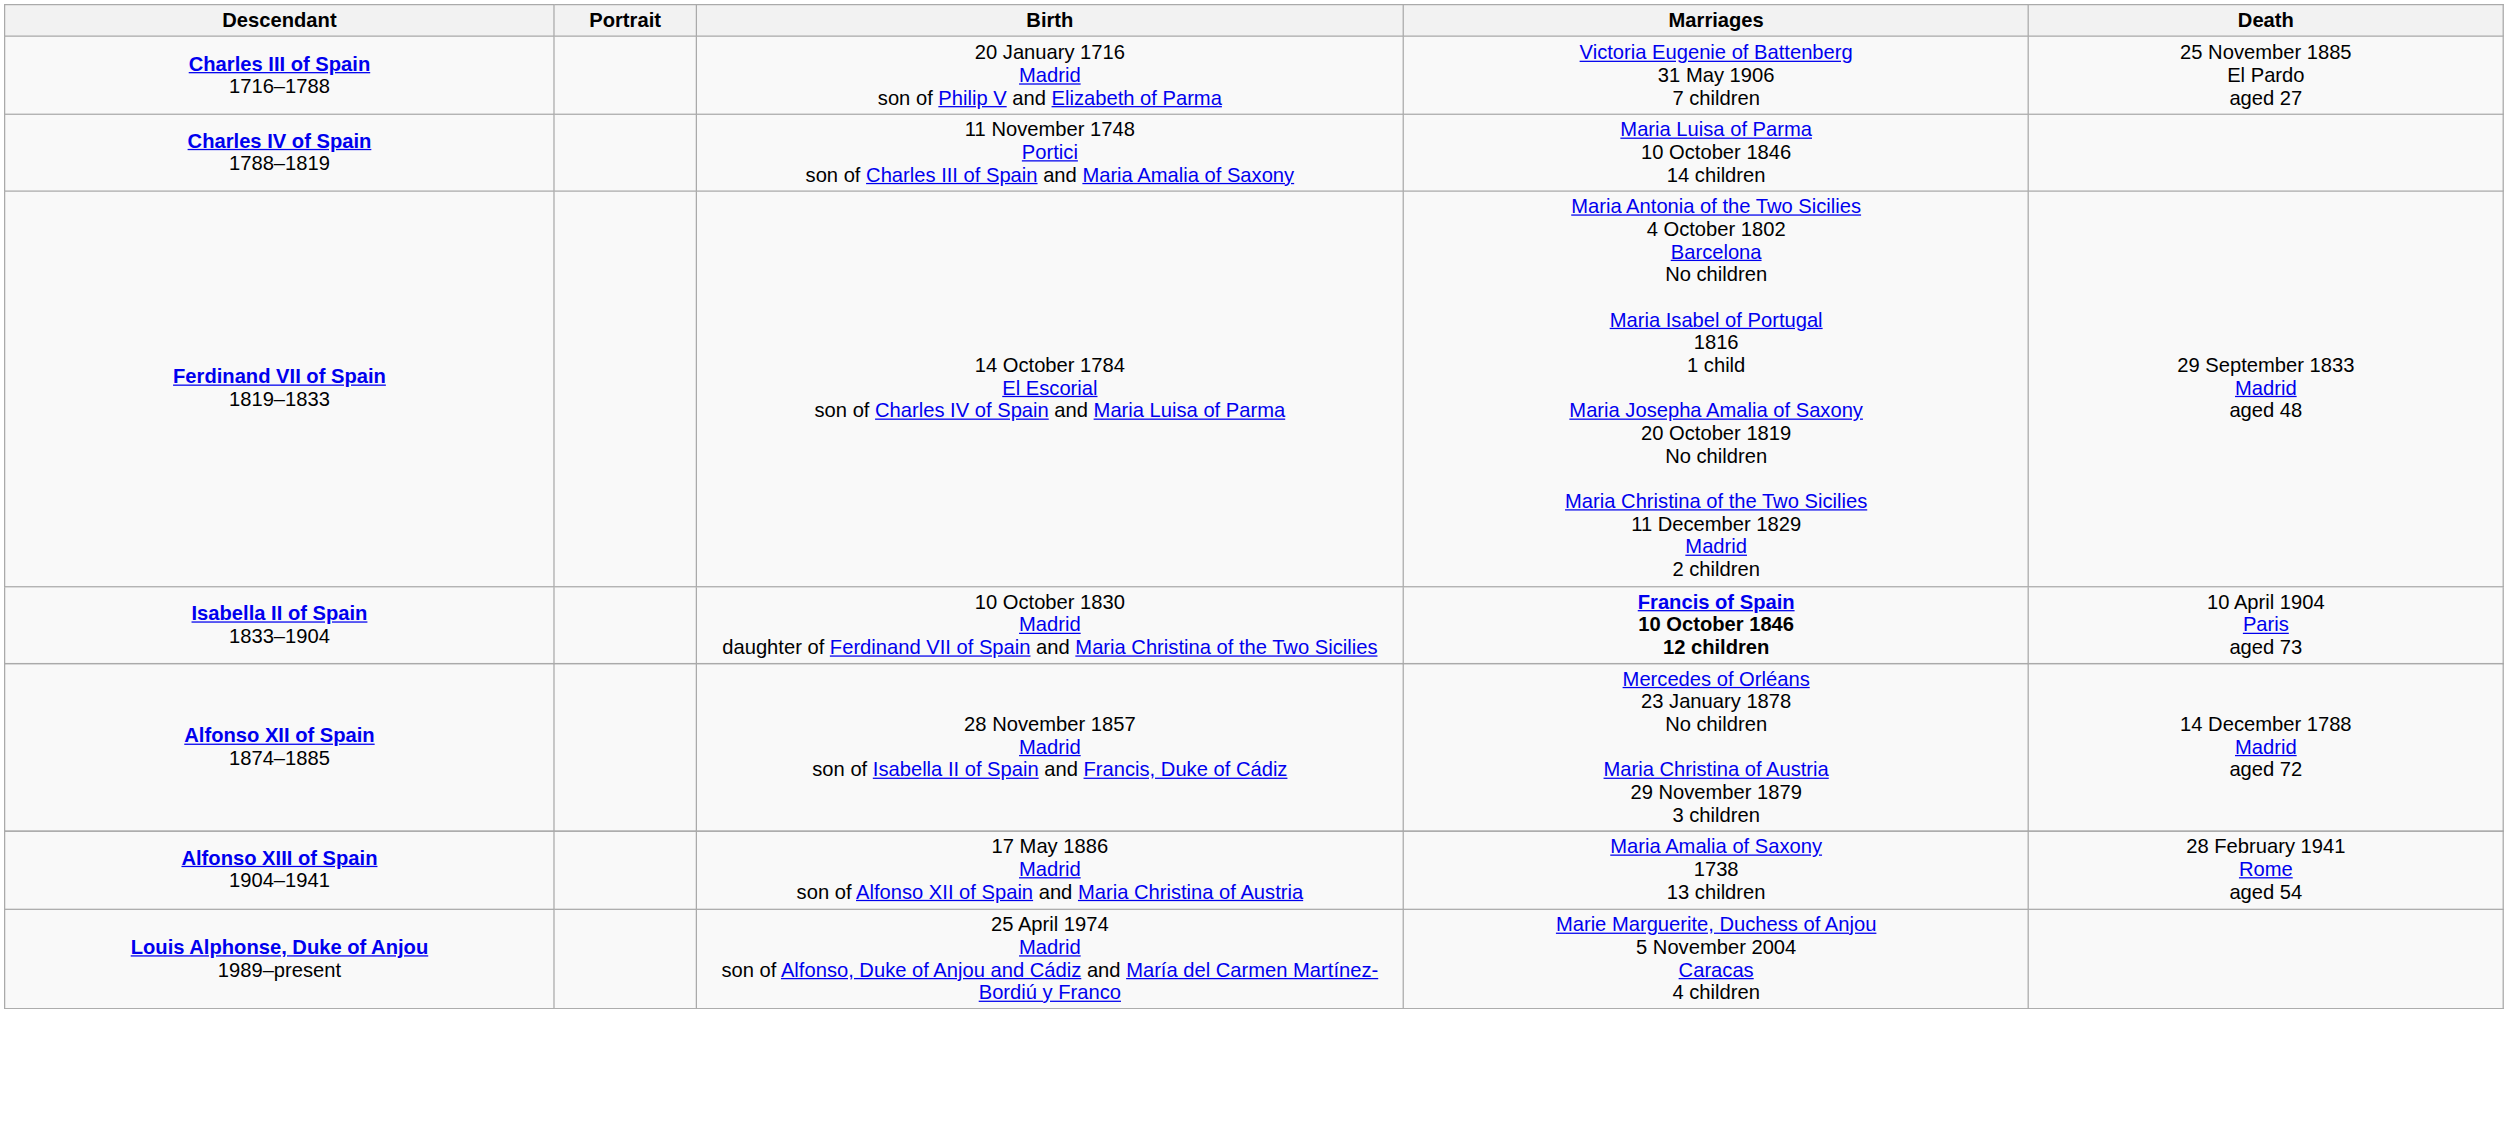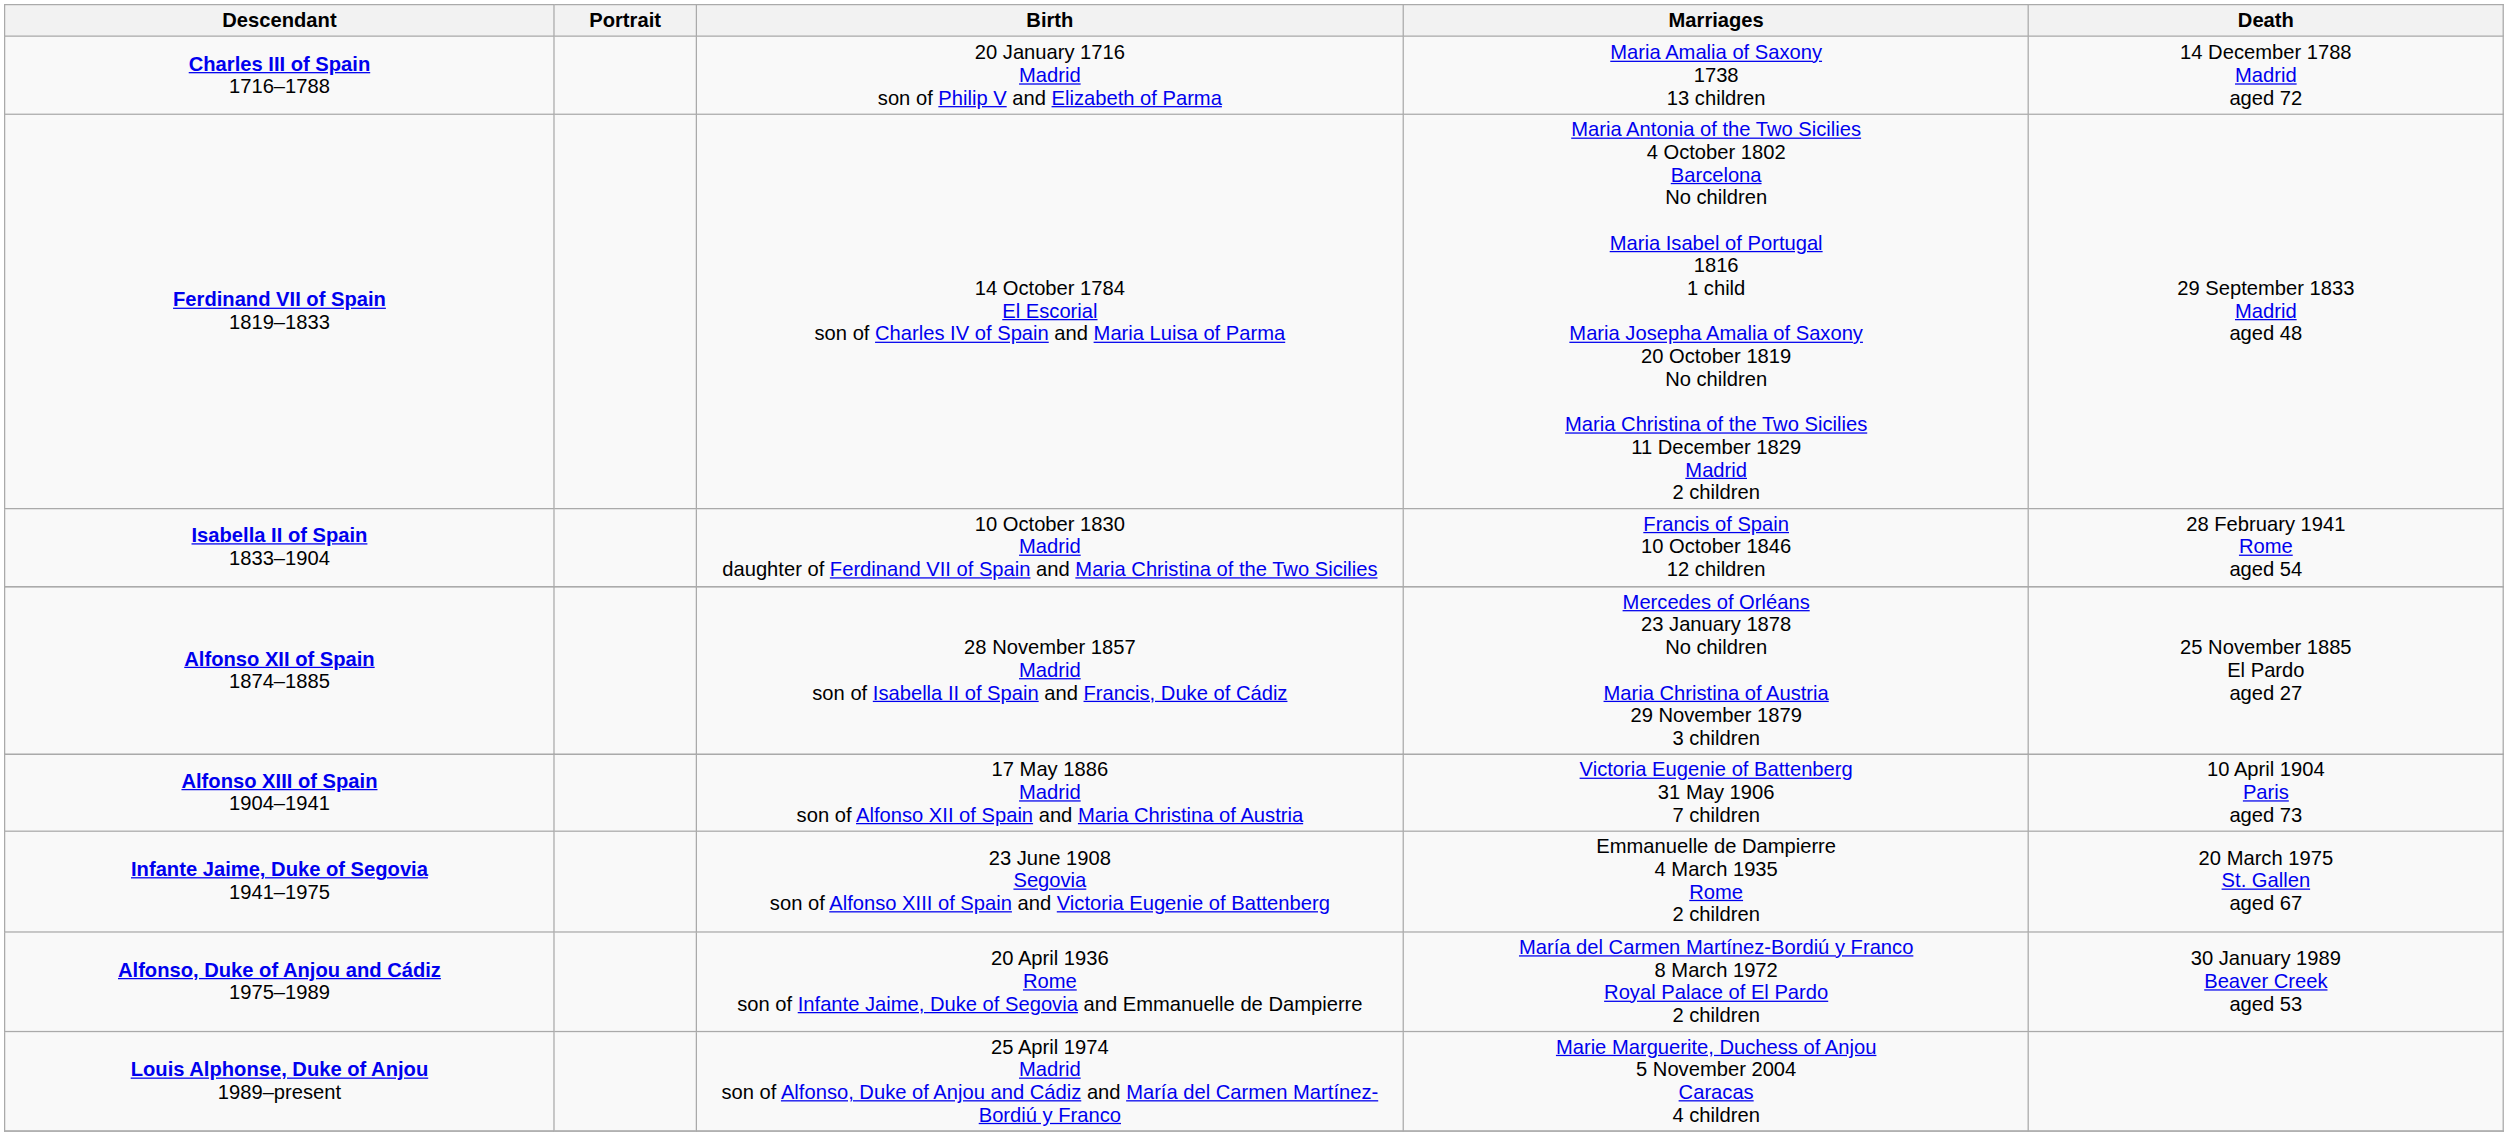(1716, 75) Victoria Eugenie of Battenberg 31 May 1906 7 children -> (1716, 75) Maria Amalia of Saxony 1738 13 children
(2266, 75) 25 November 1885 El Pardo aged 27 -> (2266, 75) 14 December 1788 Madrid aged 72
- row: (279, 152)
(1716, 624) bold -> (1716, 547) normal
(2266, 624) 10 April 1904 Paris aged 73 -> (2266, 547) 28 February 1941 Rome aged 54
(2266, 747) 14 December 1788 Madrid aged 72 -> (2266, 670) 25 November 1885 El Pardo aged 27
(1716, 870) Maria Amalia of Saxony 1738 13 children -> (1716, 792) Victoria Eugenie of Battenberg 31 May 1906 7 children
(2266, 870) 28 February 1941 Rome aged 54 -> (2266, 792) 10 April 1904 Paris aged 73
+ row: (279, 881)
+ row: (279, 981)
